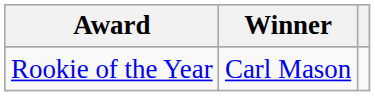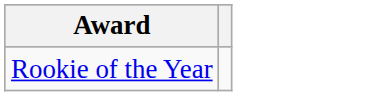- column: (288, 25)
